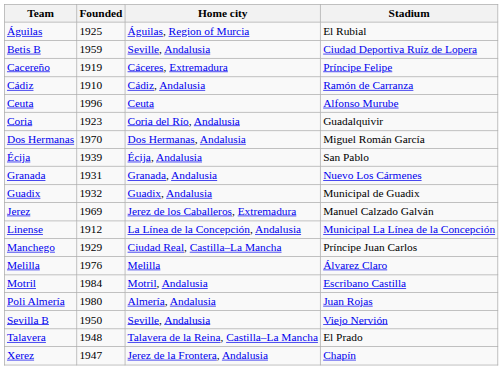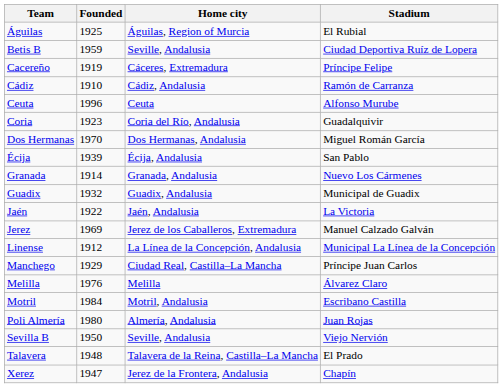(91, 175) 1931 -> (91, 175) 1914
+ row: (17, 211)
